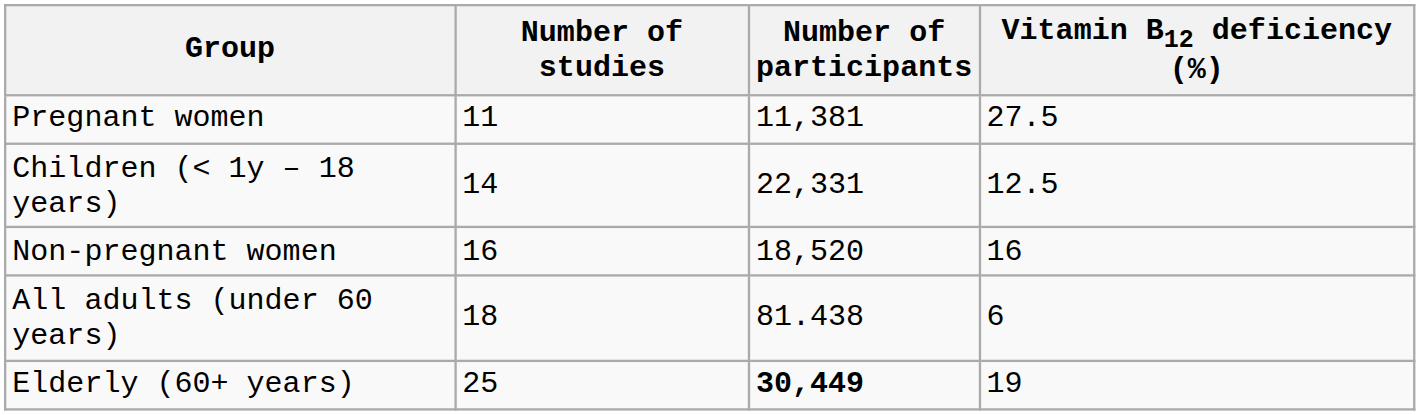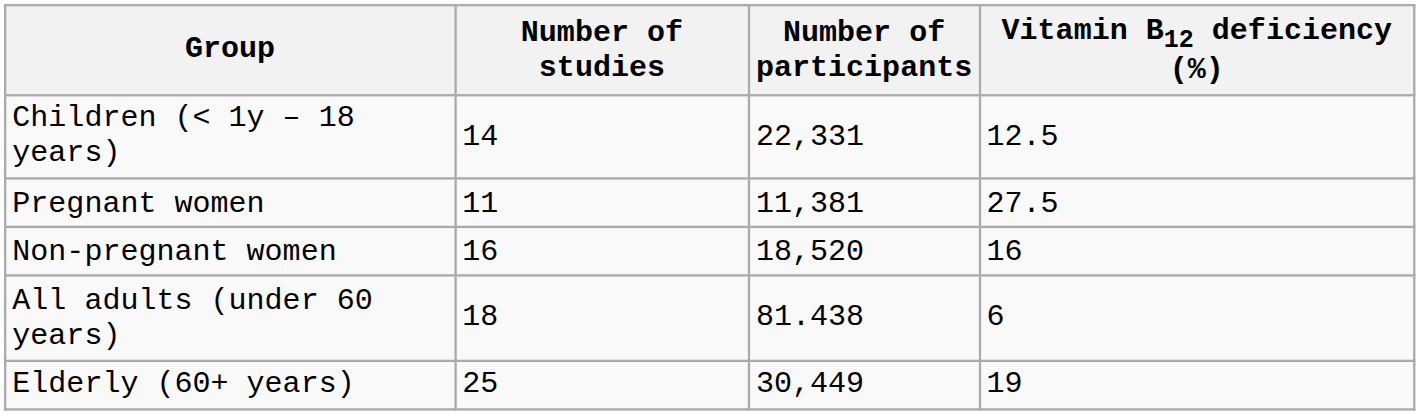rows swapped: (184, 185) <-> (138, 119)
(810, 384) bold -> (810, 384) normal
